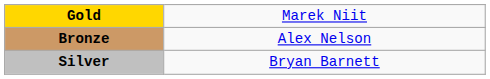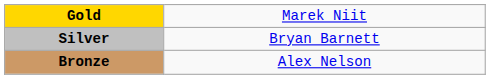rows swapped: (84, 62) <-> (84, 39)
